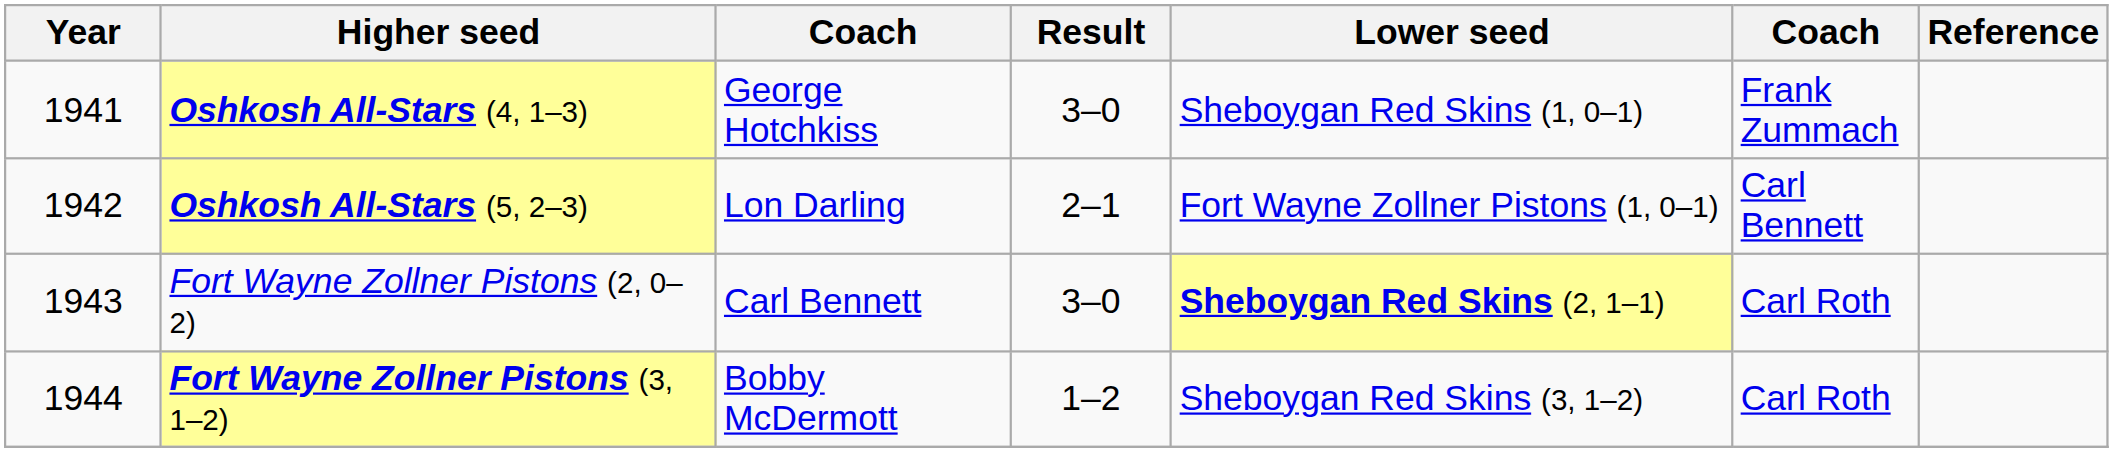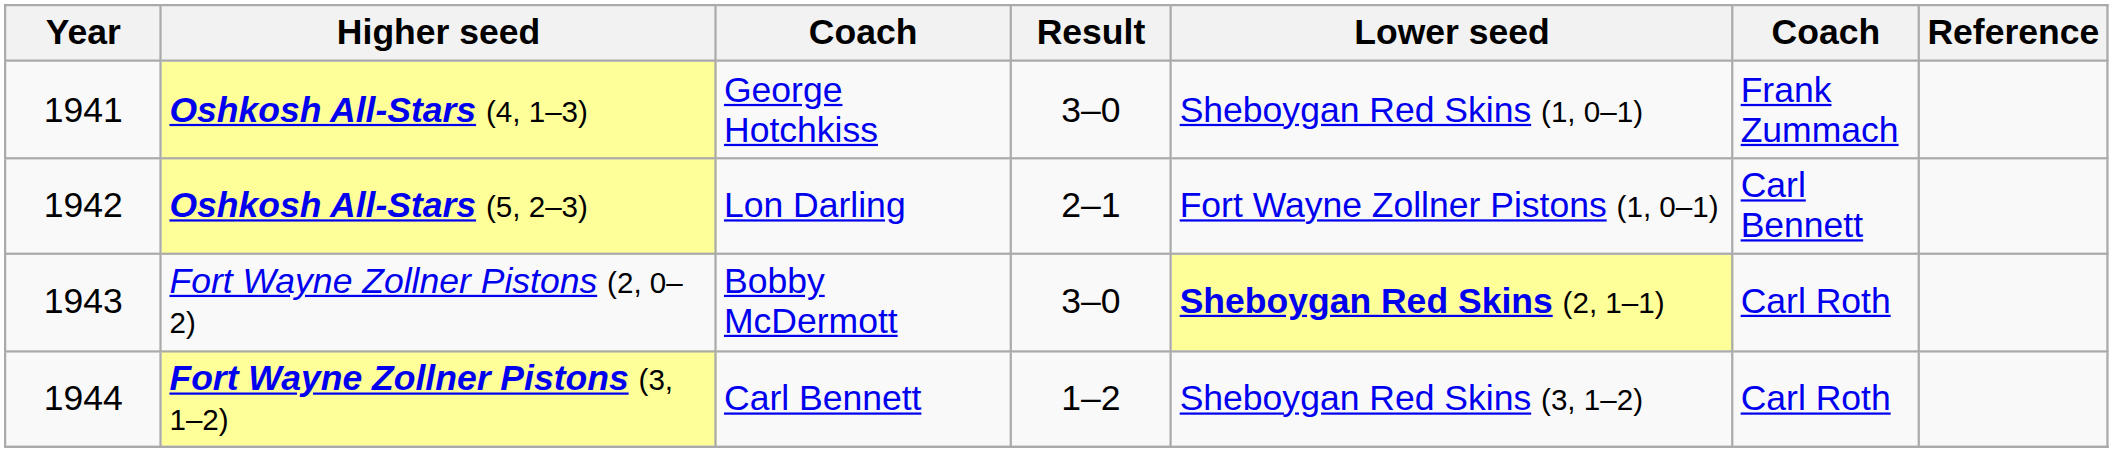(823, 301) Carl Bennett -> (811, 301) Bobby McDermott
(811, 397) Bobby McDermott -> (823, 397) Carl Bennett
